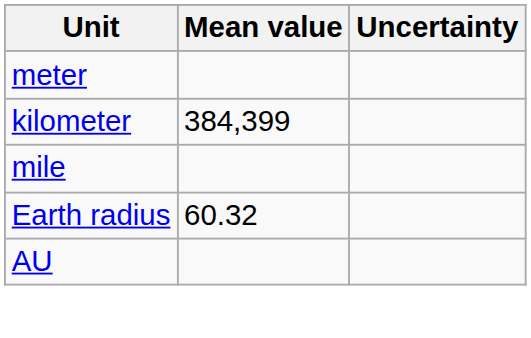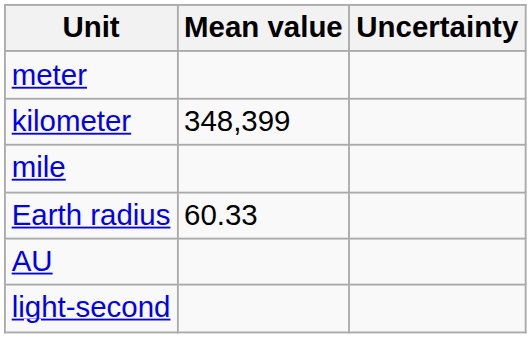(237, 121) 384,399 -> (237, 121) 348,399
(221, 214) 60.32 -> (221, 214) 60.33
+ row: (91, 307)
